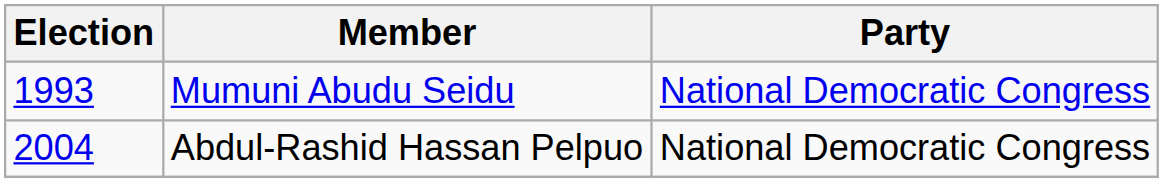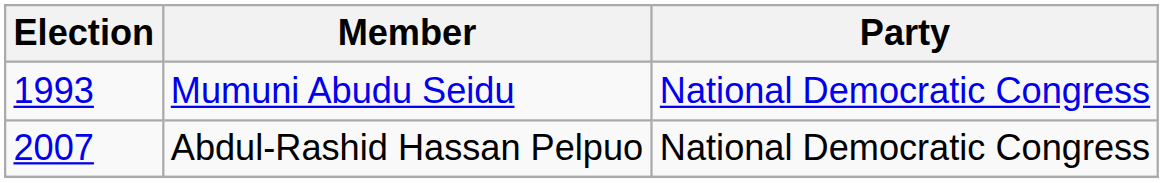(54, 147) 2004 -> (54, 147) 2007
